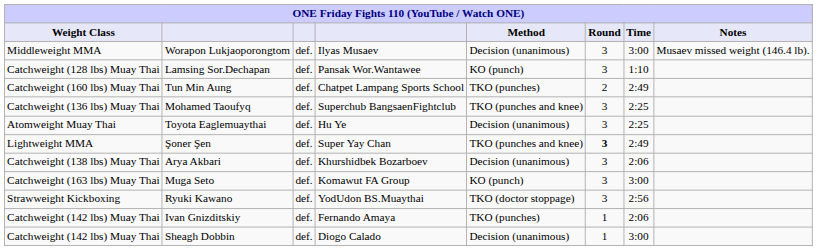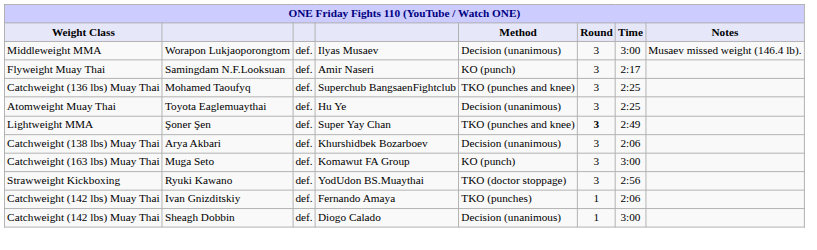+ row: (225, 69)
- row: (217, 69)
- row: (198, 87)
